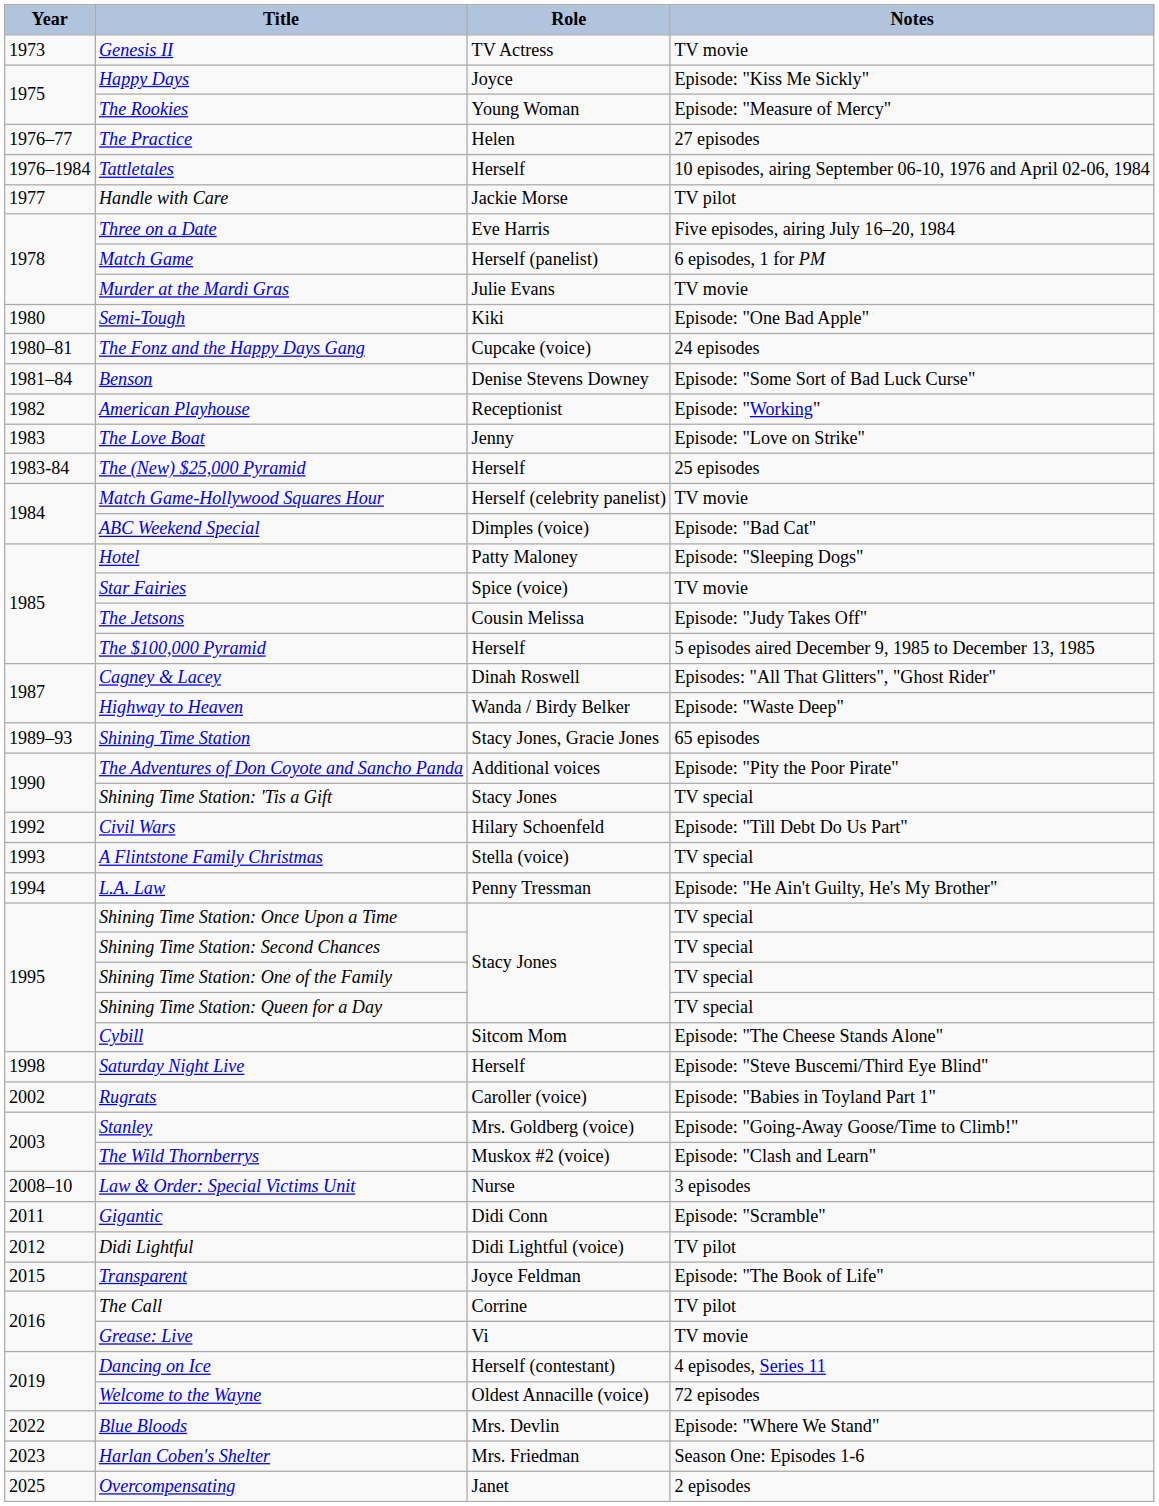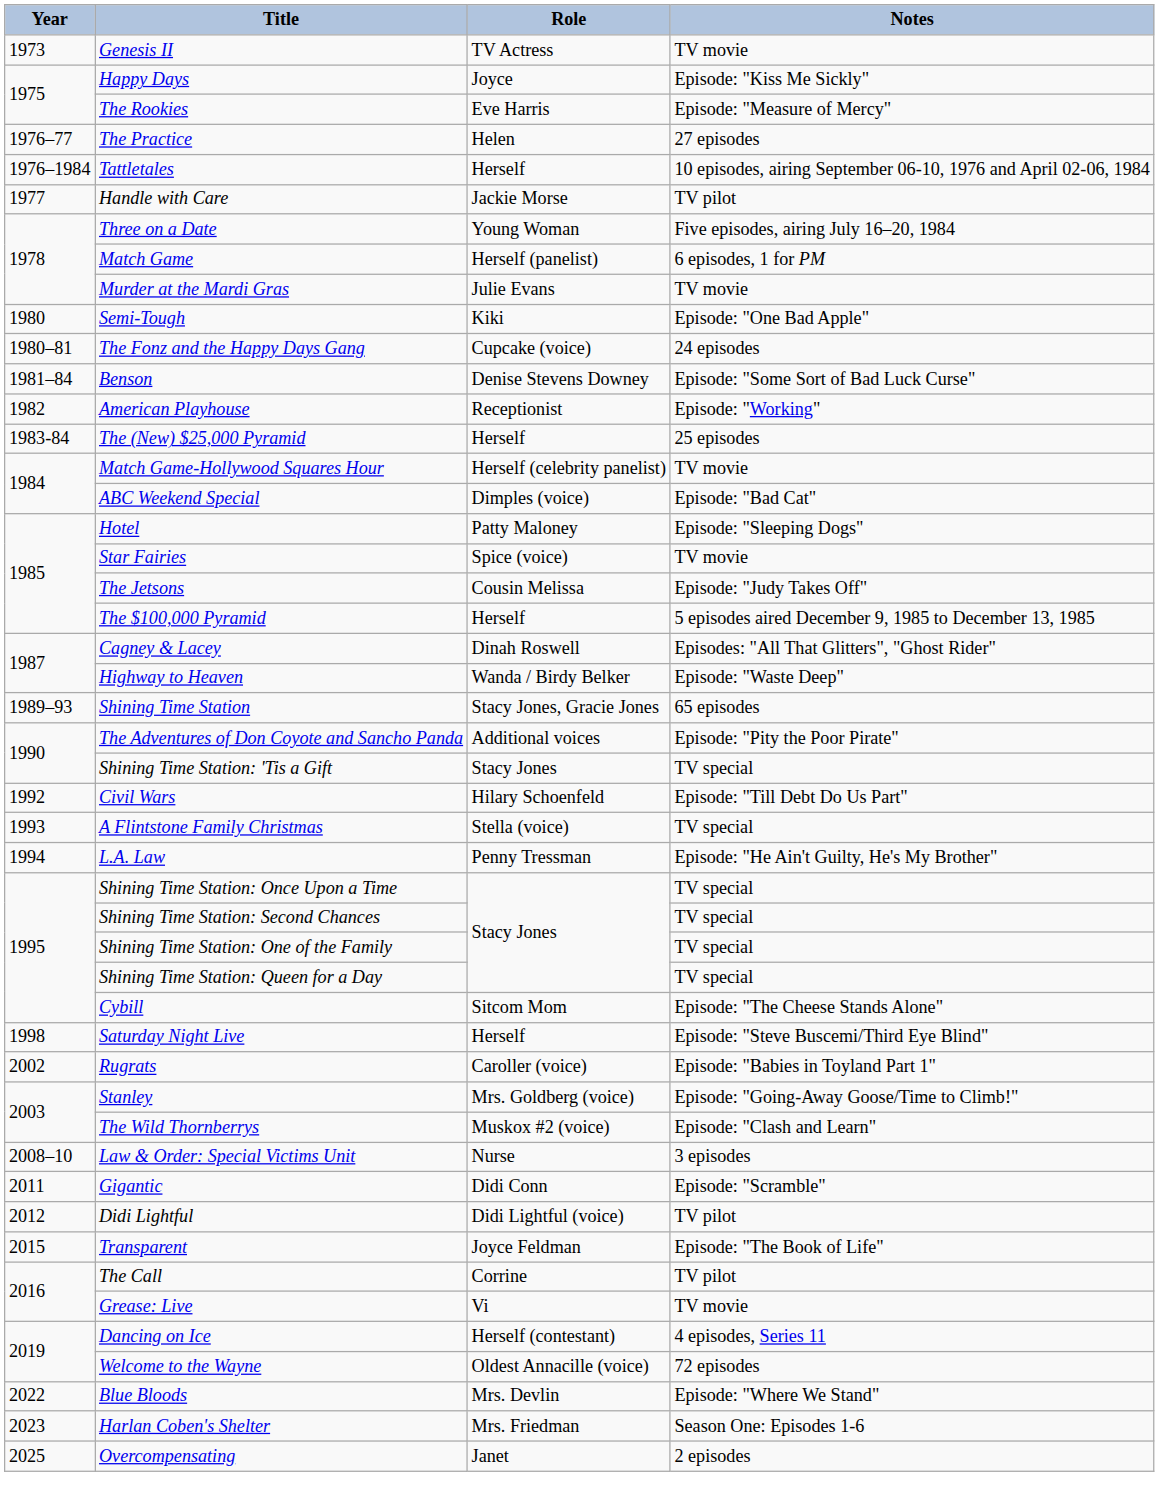(525, 109) Young Woman -> (511, 109) Eve Harris
(511, 229) Eve Harris -> (525, 229) Young Woman
- row: (152, 438)
